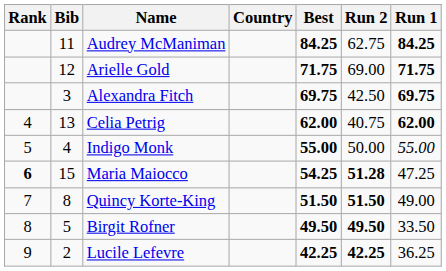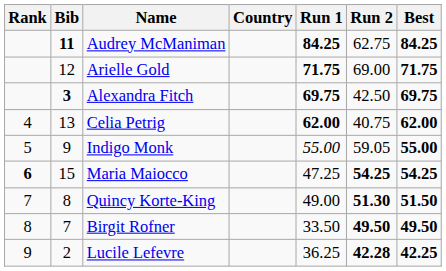columns swapped: (416, 17) <-> (319, 17)
(67, 43) normal -> (67, 43) bold
(67, 95) normal -> (67, 95) bold
(67, 148) 4 -> (67, 148) 9
(366, 148) 50.00 -> (372, 148) 59.05
(366, 174) 51.28 -> (372, 174) 54.25
(366, 200) 51.50 -> (372, 200) 51.30
(67, 226) 5 -> (67, 226) 7
(366, 252) 42.25 -> (372, 252) 42.28
